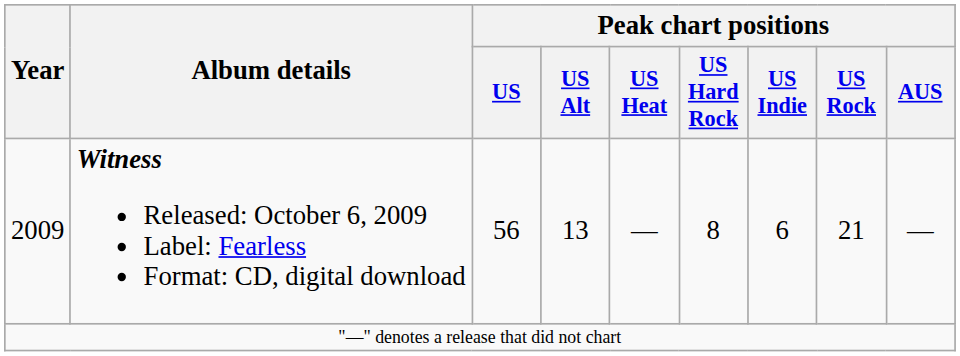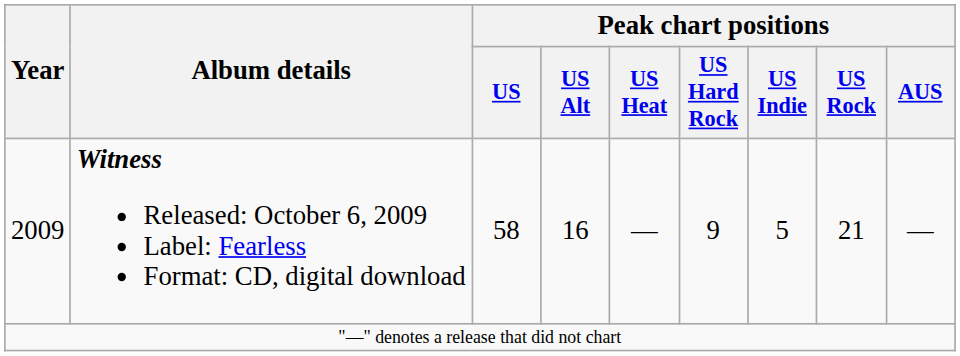(506, 230) 56 -> (506, 230) 58
(575, 230) 13 -> (575, 230) 16
(713, 230) 8 -> (713, 230) 9
(782, 230) 6 -> (782, 230) 5
